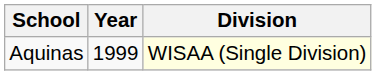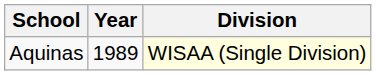(116, 53) 1999 -> (116, 53) 1989
